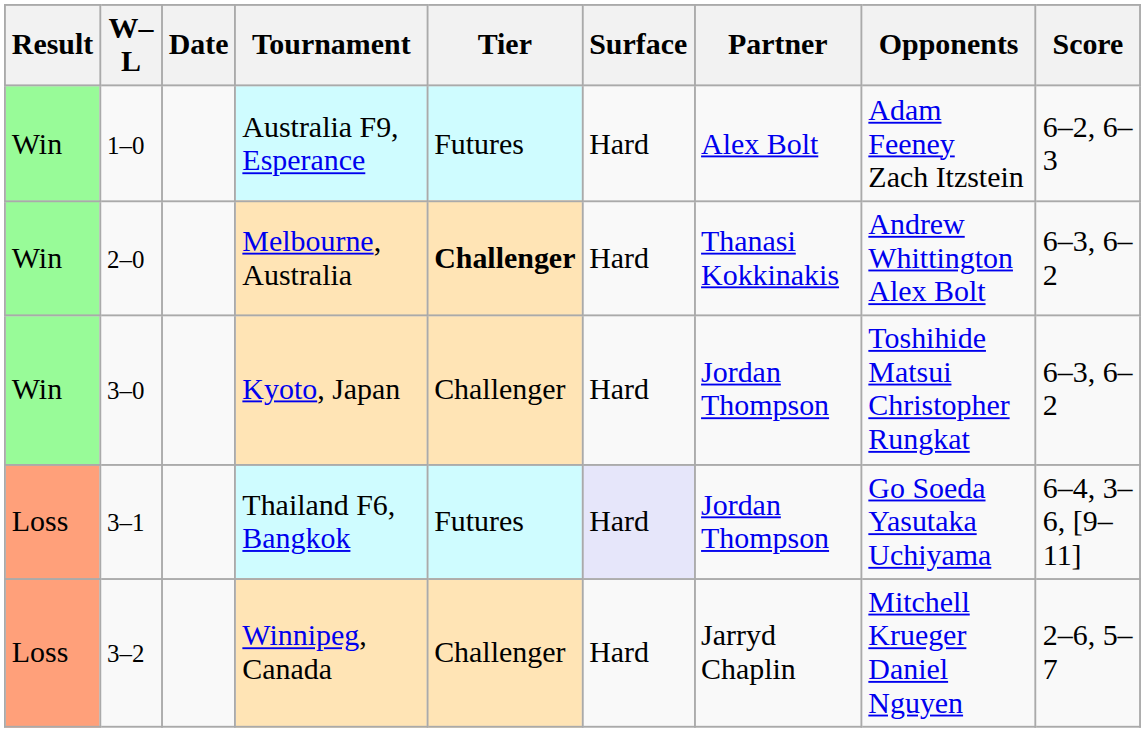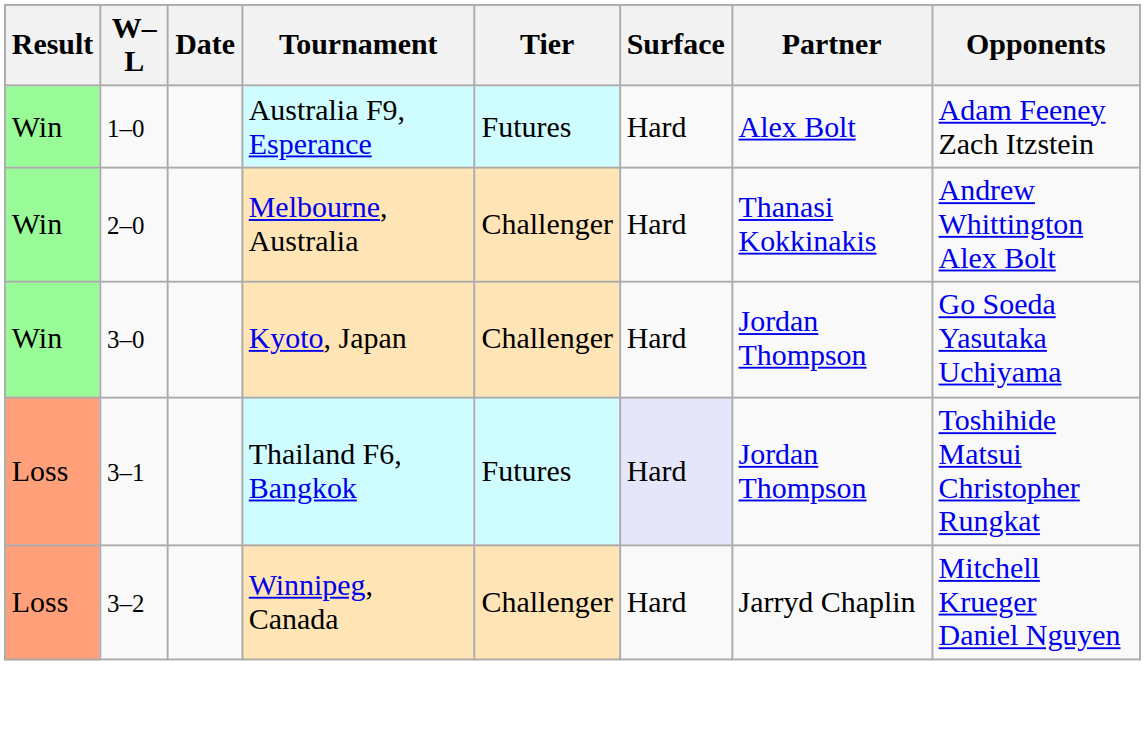- column: (1088, 45)
(505, 257) bold -> (547, 224) normal
(939, 389) Toshihide Matsui Christopher Rungkat -> (1000, 338) Go Soeda Yasutaka Uchiyama
(930, 520) Go Soeda Yasutaka Uchiyama -> (1009, 470) Toshihide Matsui Christopher Rungkat
